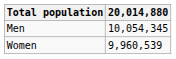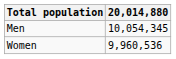(135, 45) 9,960,539 -> (135, 45) 9,960,536
